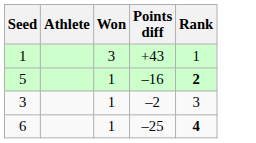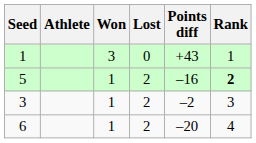+ column: (147, 24)
(153, 126) –25 -> (187, 126) –20
(196, 126) bold -> (231, 126) normal
